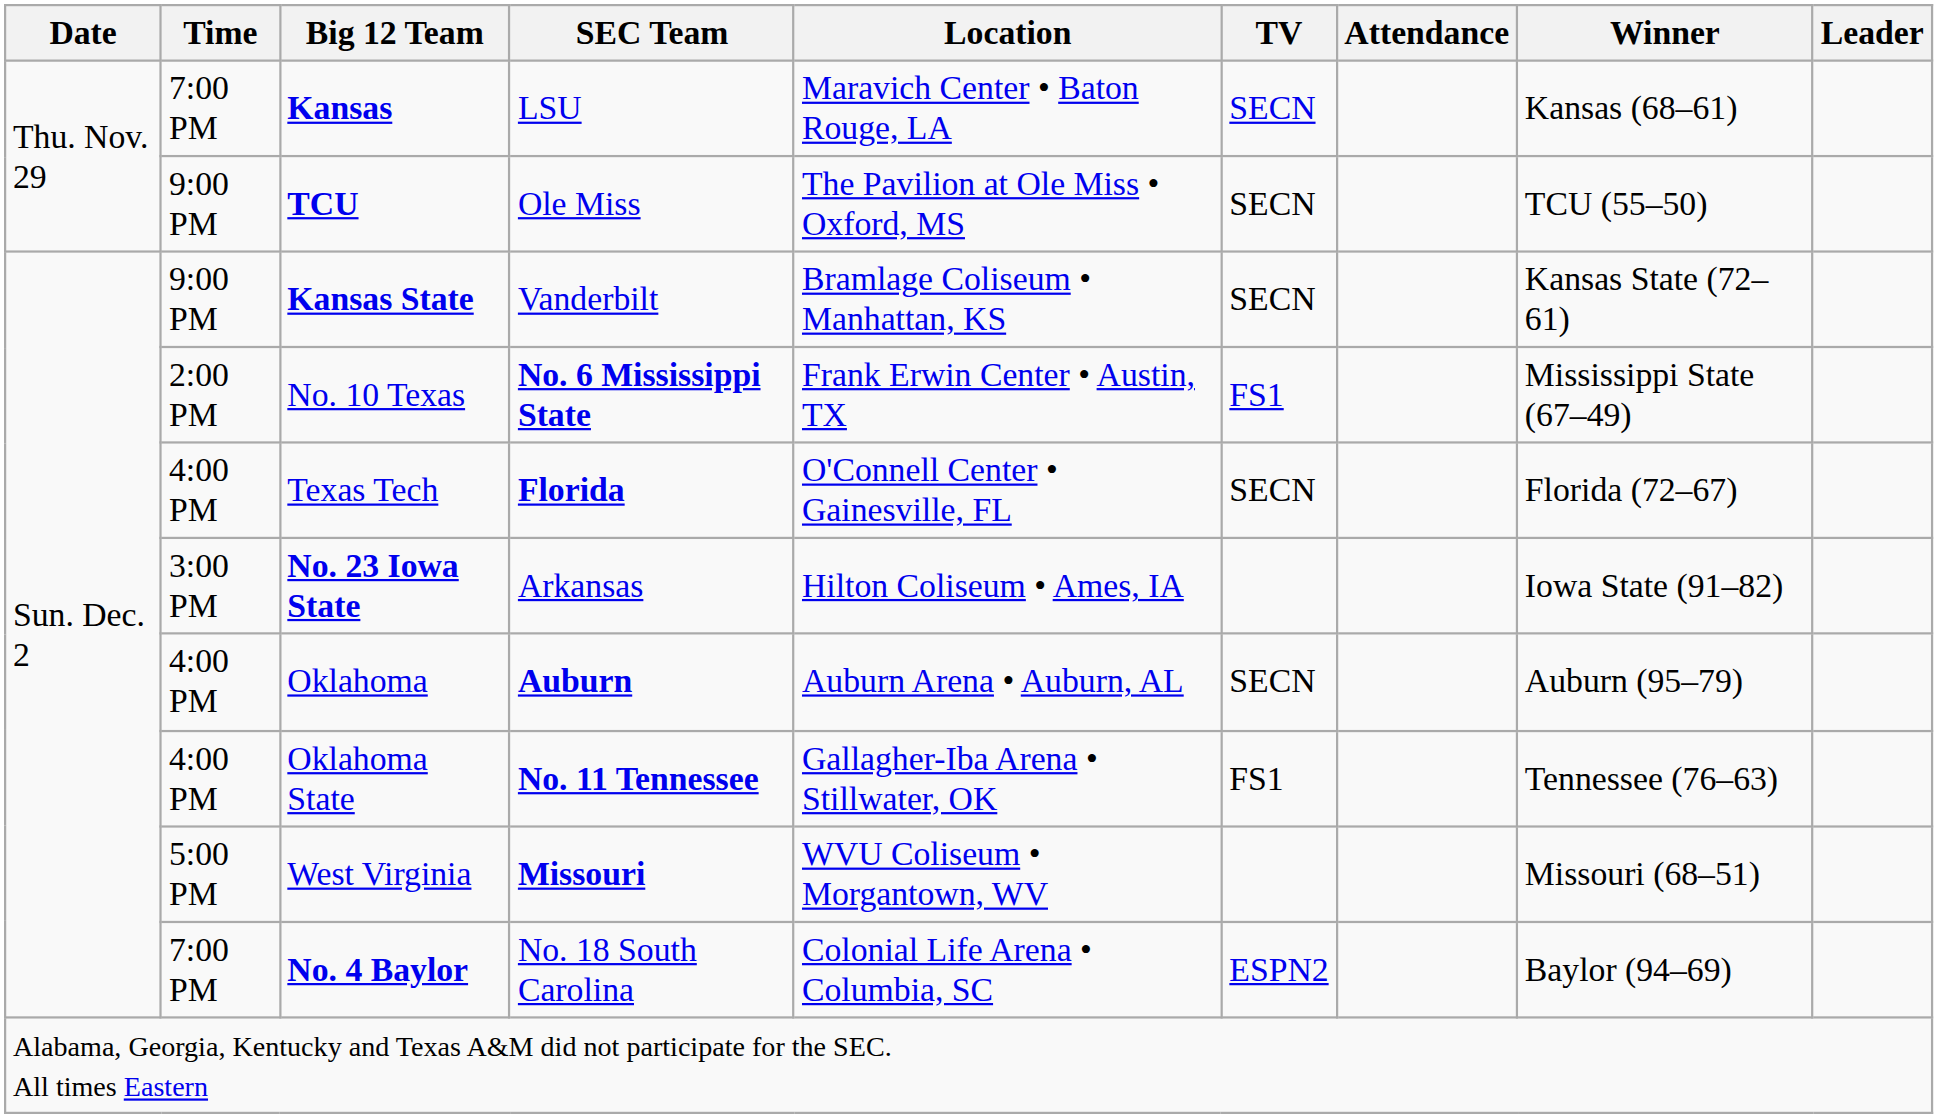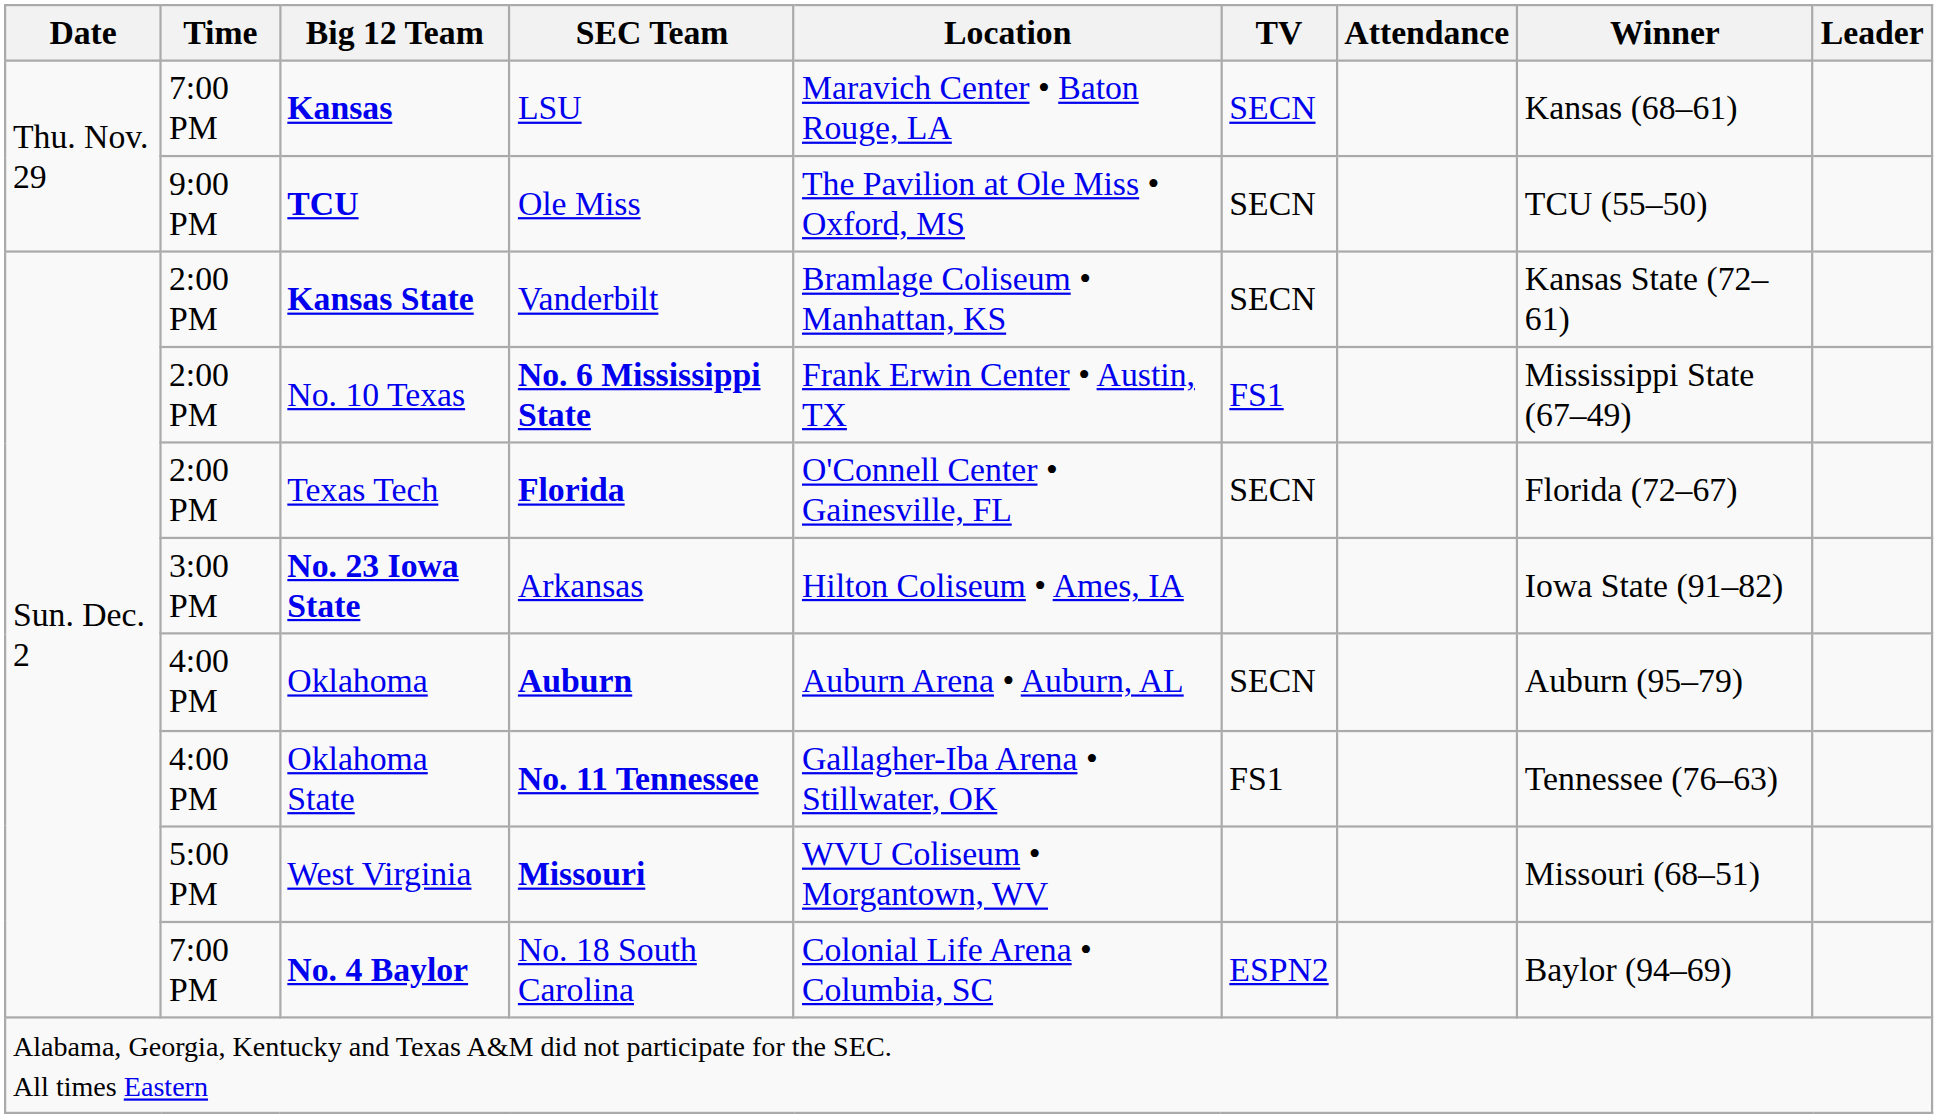(199, 299) 9:00 PM -> (199, 299) 2:00 PM
(199, 490) 4:00 PM -> (199, 490) 2:00 PM
